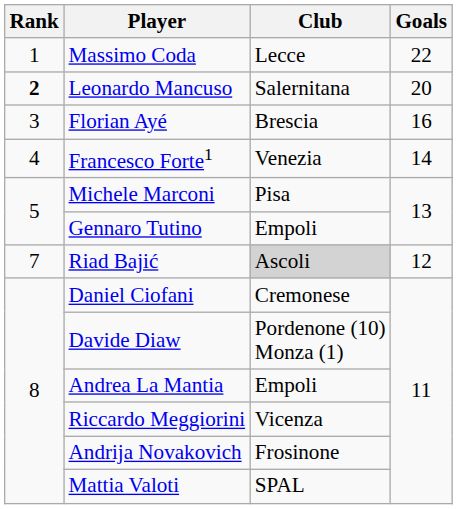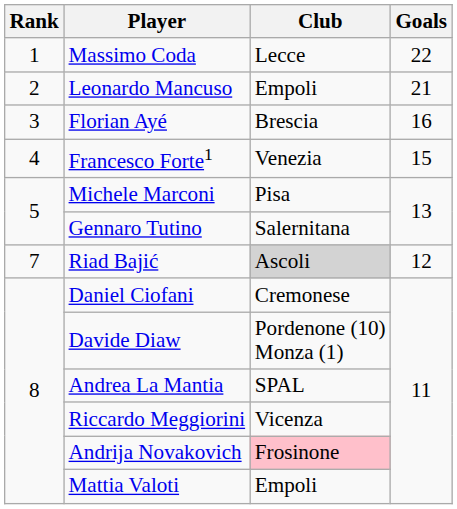(34, 88) bold -> (34, 88) normal
(302, 88) Salernitana -> (286, 88) Empoli
(421, 88) 20 -> (421, 88) 21
(421, 158) 14 -> (421, 158) 15
(286, 227) Empoli -> (302, 227) Salernitana
(286, 385) Empoli -> (280, 385) SPAL
(297, 452) no background -> (297, 452) pink background
(280, 486) SPAL -> (286, 486) Empoli
